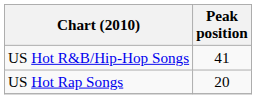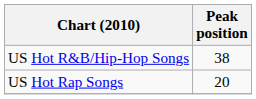(222, 57) 41 -> (222, 57) 38
